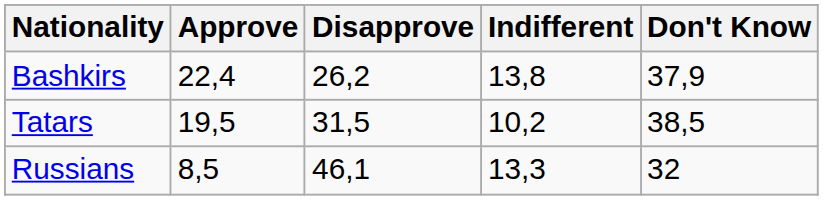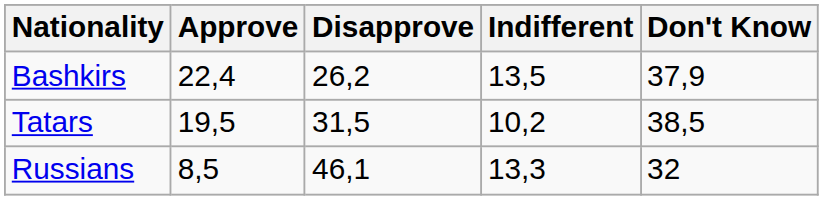(517, 75) 13,8 -> (517, 75) 13,5
